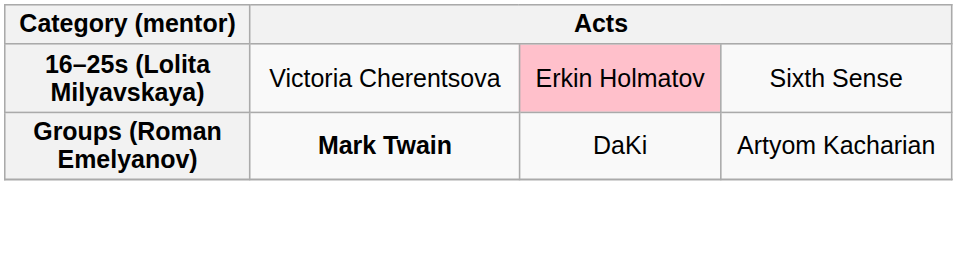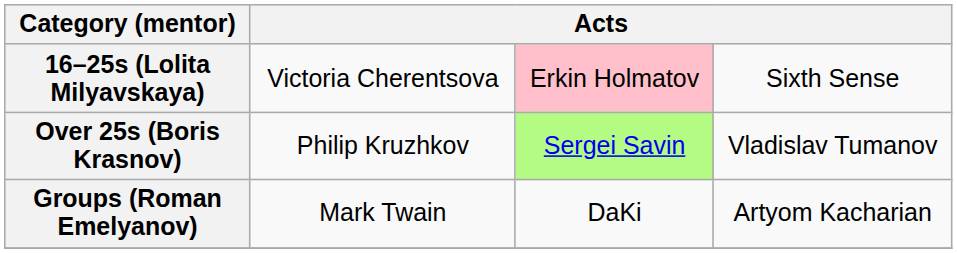+ row: (128, 145)
(385, 145) bold -> (383, 213) normal
